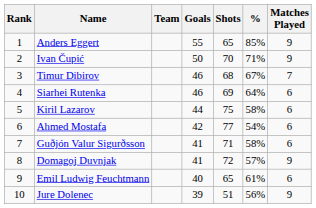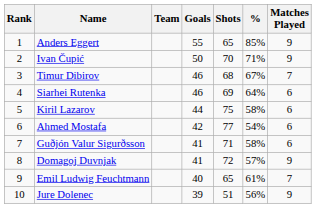(289, 178) 6 -> (289, 178) 7
